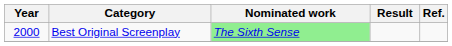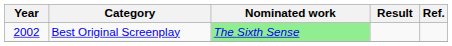(27, 32) 2000 -> (27, 32) 2002
